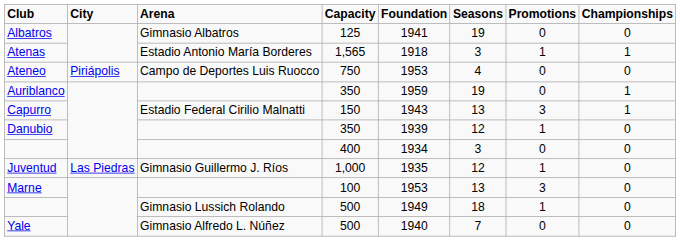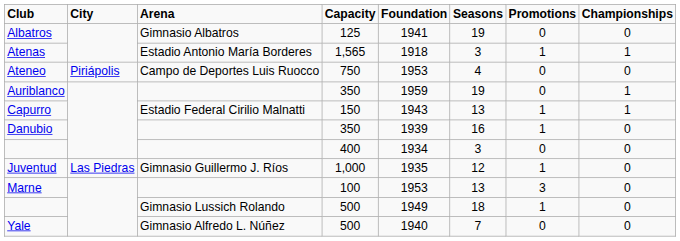(542, 110) 3 -> (542, 110) 1
(478, 129) 12 -> (478, 129) 16
